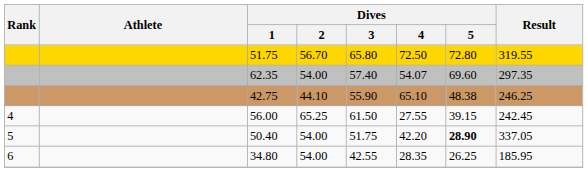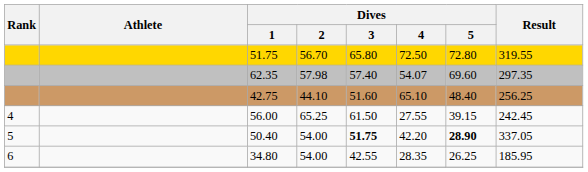(314, 75) 54.00 -> (314, 75) 57.98
(363, 96) 55.90 -> (363, 96) 51.60
(463, 96) 48.38 -> (463, 96) 48.40
(516, 96) 246.25 -> (516, 96) 256.25
(363, 136) normal -> (363, 136) bold
